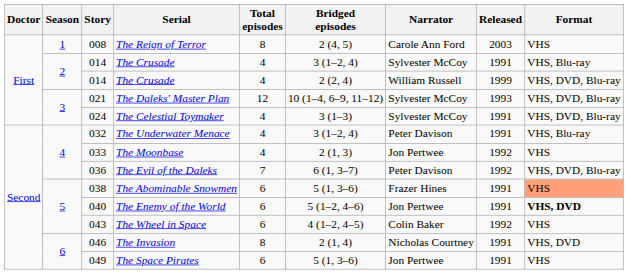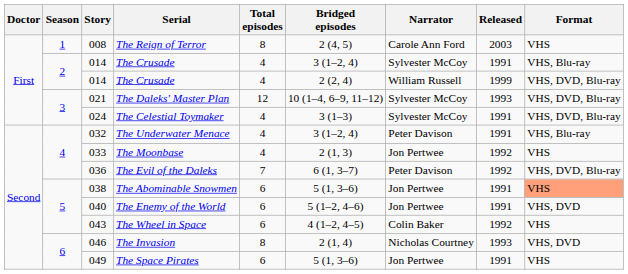(418, 188) Frazer Hines -> (416, 188) Jon Pertwee
(554, 206) bold -> (554, 206) normal
(501, 242) 1991 -> (501, 242) 1993
